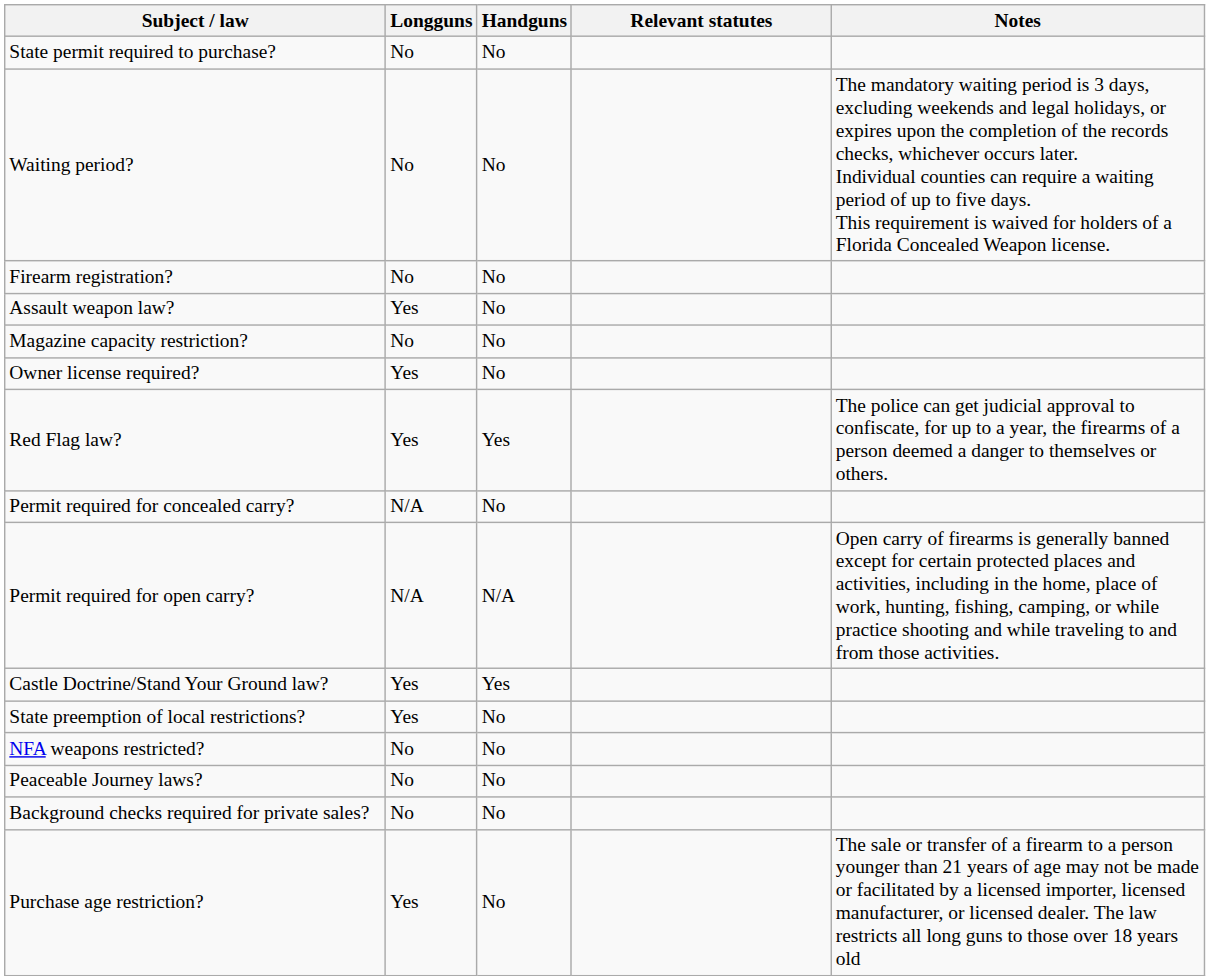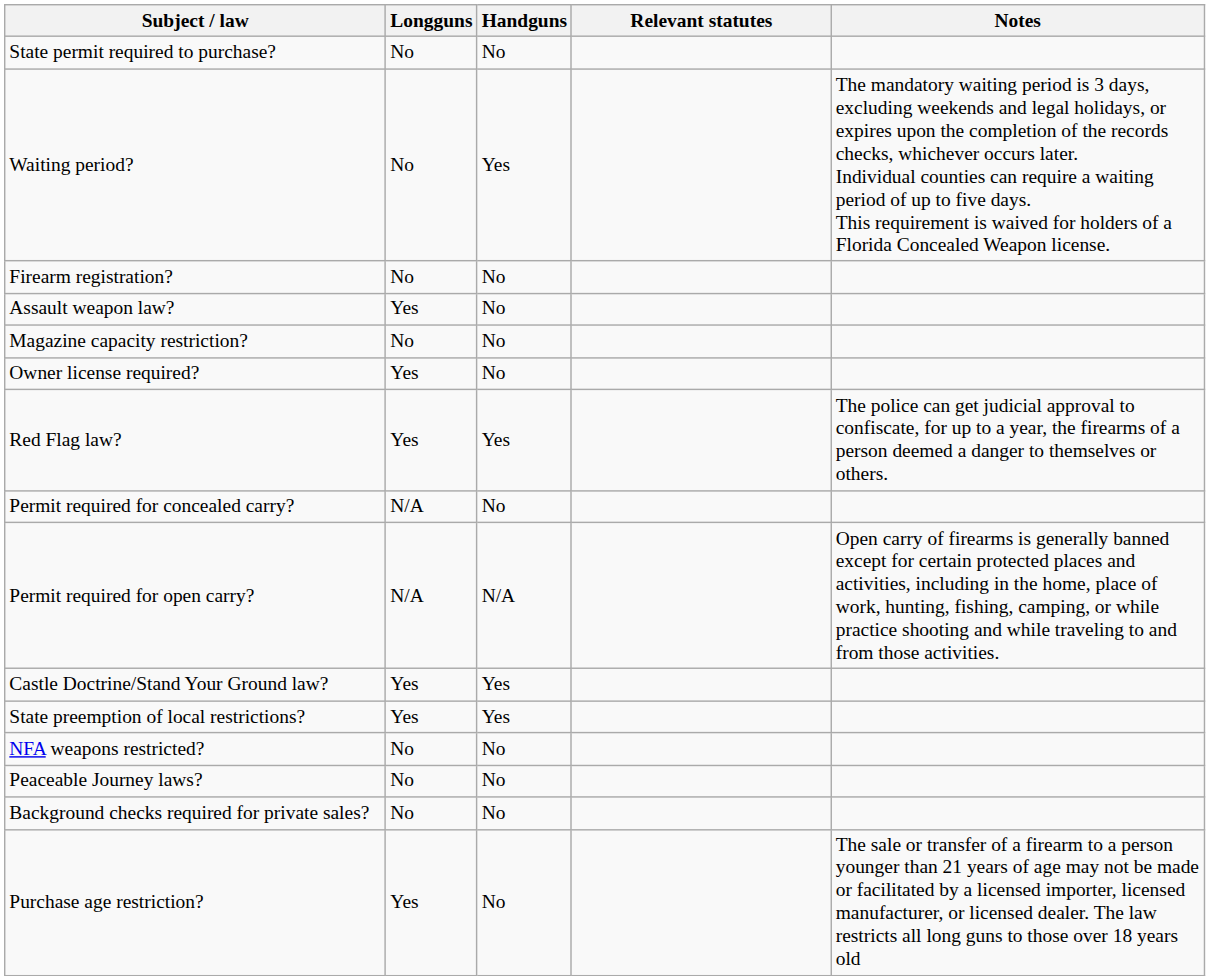(494, 164) No -> (496, 164) Yes
(494, 716) No -> (496, 716) Yes
